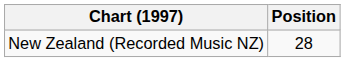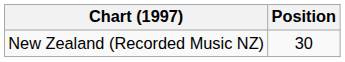(304, 43) 28 -> (304, 43) 30
